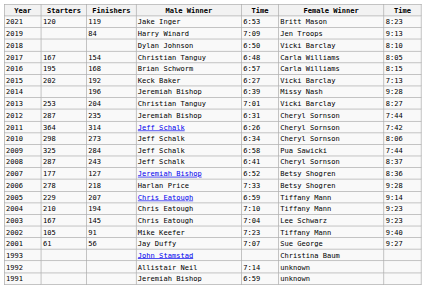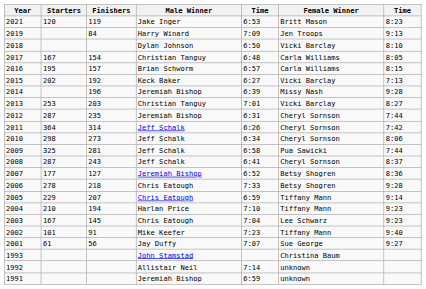(95, 69) 168 -> (95, 69) 157
(95, 104) 204 -> (95, 104) 203
(95, 151) 284 -> (95, 151) 281
(163, 186) Harlan Price -> (166, 186) Chris Eatough
(166, 209) Chris Eatough -> (163, 209) Harlan Price
(49, 232) 105 -> (49, 232) 101
